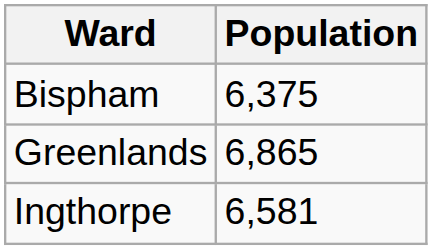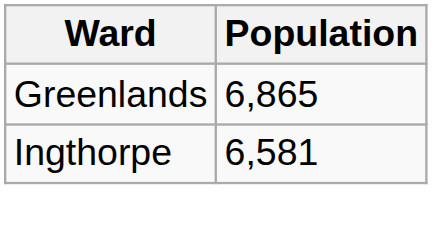- row: (87, 93)
